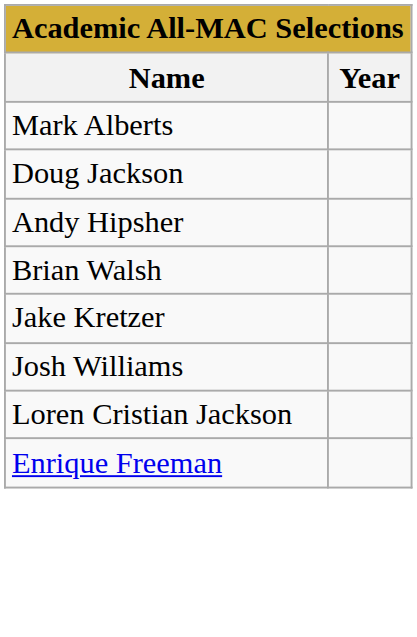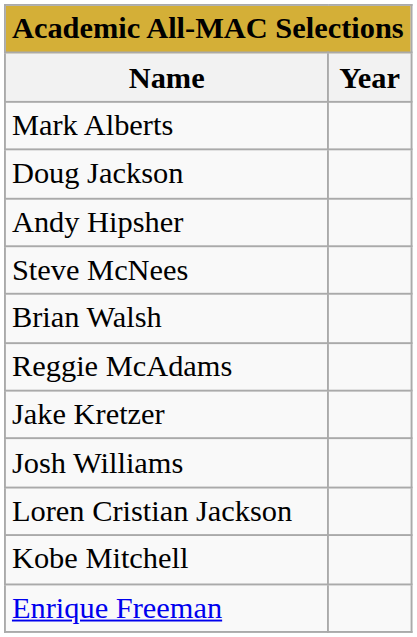+ row: (100, 269)
+ row: (122, 366)
+ row: (100, 558)
